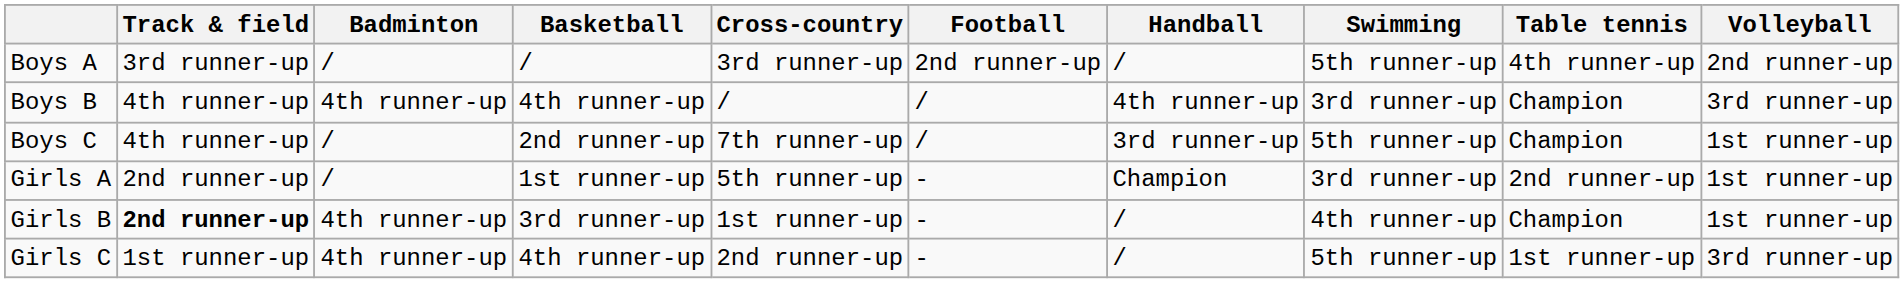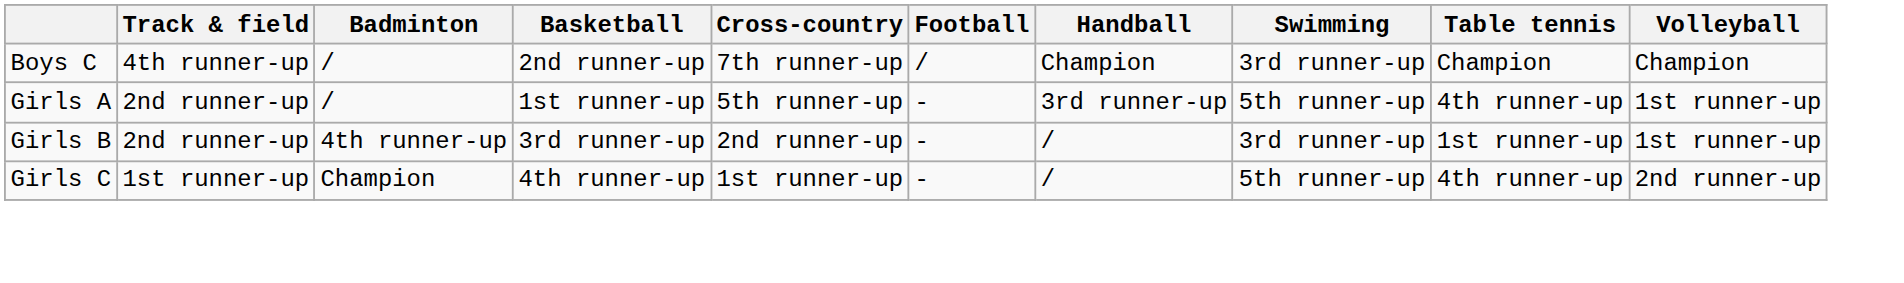- row: (54, 63)
- row: (54, 102)
(1206, 141) 3rd runner-up -> (1098, 63) Champion
(1404, 141) 5th runner-up -> (1332, 63) 3rd runner-up
(1800, 141) 1st runner-up -> (1692, 63) Champion
(1170, 180) Champion -> (1134, 102) 3rd runner-up
(1404, 180) 3rd runner-up -> (1332, 102) 5th runner-up
(1602, 180) 2nd runner-up -> (1530, 102) 4th runner-up
(216, 219) bold -> (216, 141) normal
(810, 219) 1st runner-up -> (810, 141) 2nd runner-up
(1404, 219) 4th runner-up -> (1332, 141) 3rd runner-up
(1566, 219) Champion -> (1530, 141) 1st runner-up
(414, 258) 4th runner-up -> (378, 180) Champion
(810, 258) 2nd runner-up -> (810, 180) 1st runner-up
(1602, 258) 1st runner-up -> (1530, 180) 4th runner-up
(1800, 258) 3rd runner-up -> (1728, 180) 2nd runner-up
